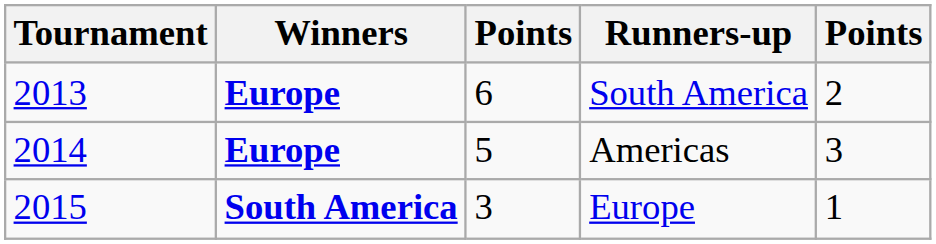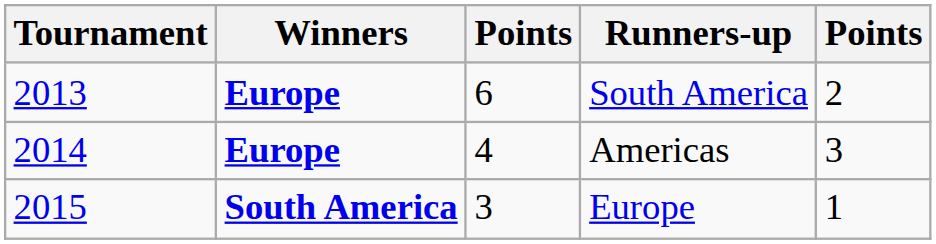(484, 149) 5 -> (484, 149) 4
